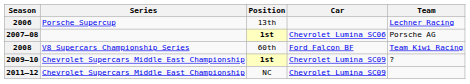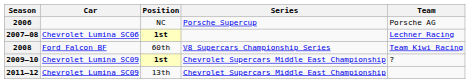columns swapped: (143, 11) <-> (337, 11)
(267, 23) 13th -> (161, 23) NC
(422, 23) Lechner Racing -> (413, 23) Porsche AG
(413, 36) Porsche AG -> (422, 36) Lechner Racing
(267, 73) NC -> (161, 73) 13th
